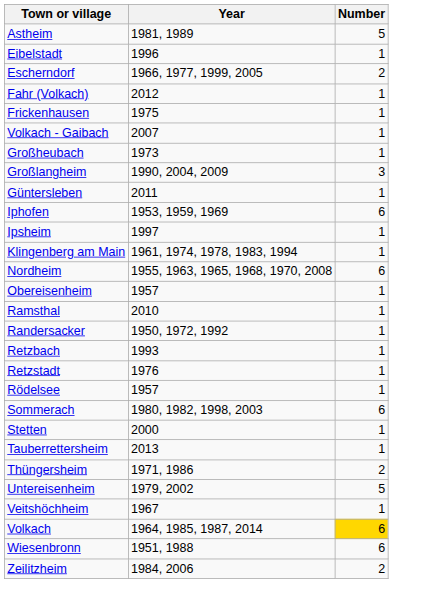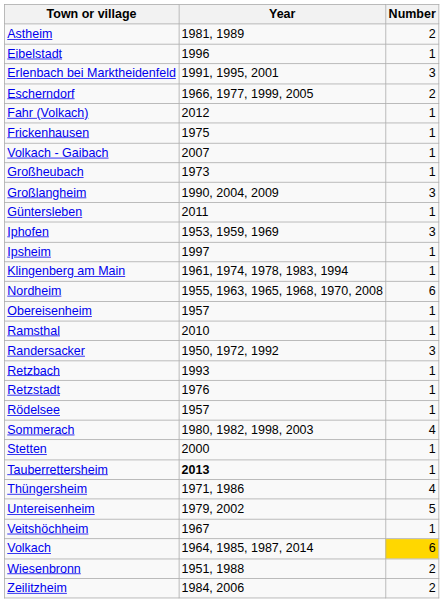(382, 34) 5 -> (432, 34) 2
+ row: (92, 73)
(382, 212) 6 -> (432, 232) 3
(382, 331) 1 -> (432, 350) 3
(382, 410) 6 -> (432, 430) 4
(145, 449) normal -> (195, 469) bold
(382, 469) 2 -> (432, 489) 4
(382, 548) 6 -> (432, 568) 2
